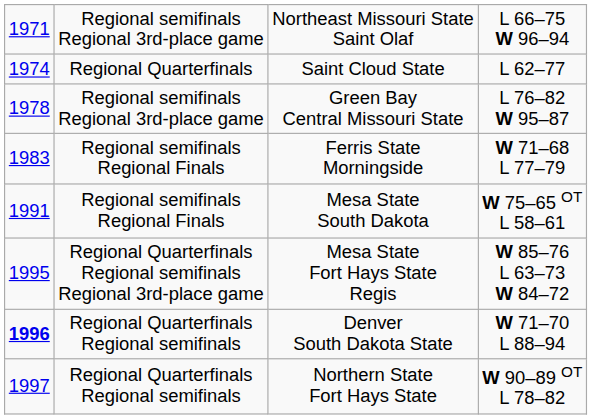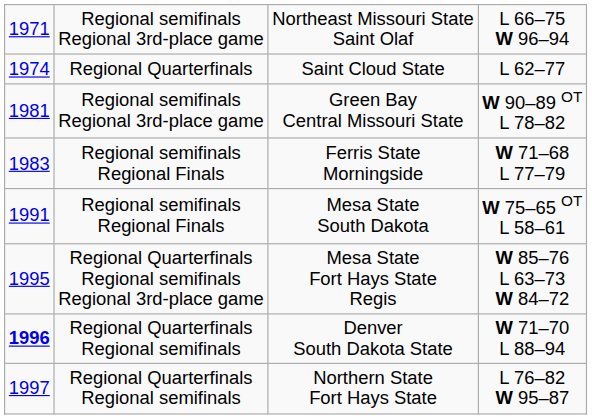(29, 108) 1978 -> (29, 110) 1981
(532, 108) L 76–82 W 95–87 -> (532, 110) W 90–89 OT L 78–82
(532, 386) W 90–89 OT L 78–82 -> (532, 388) L 76–82 W 95–87
